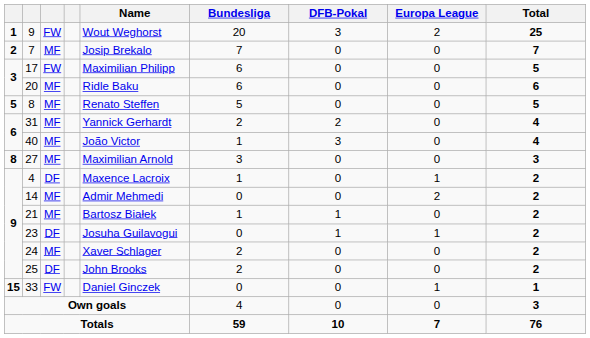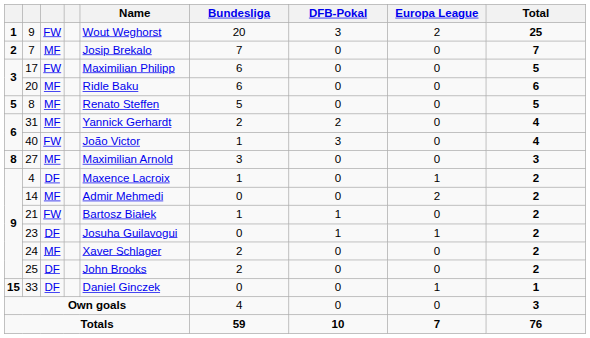(52, 141) MF -> (52, 141) FW
(52, 214) MF -> (52, 214) FW
(52, 287) FW -> (52, 287) DF
